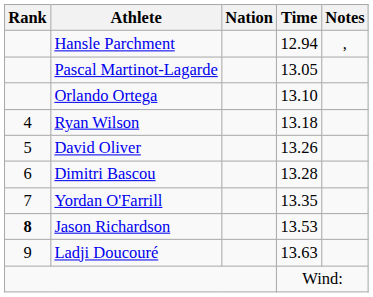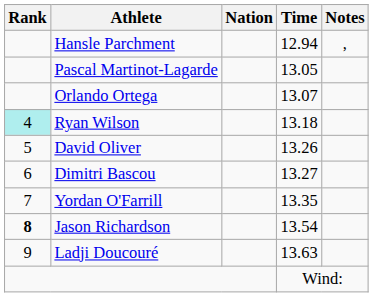(299, 95) 13.10 -> (299, 95) 13.07
(28, 122) no background -> (28, 122) paleturquoise background
(299, 174) 13.28 -> (299, 174) 13.27
(299, 226) 13.53 -> (299, 226) 13.54
